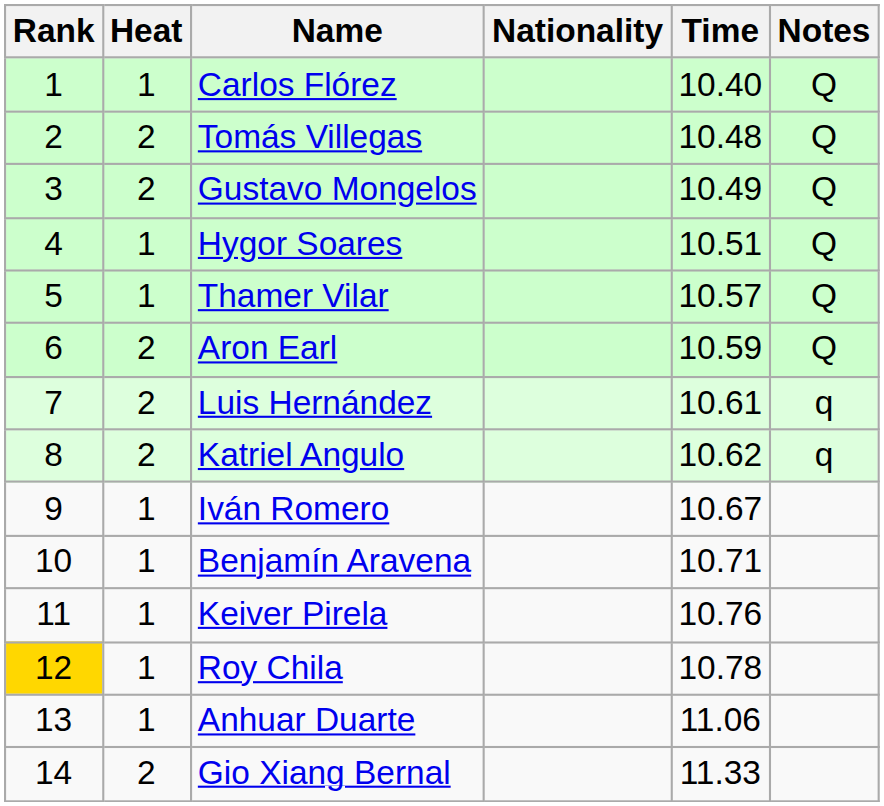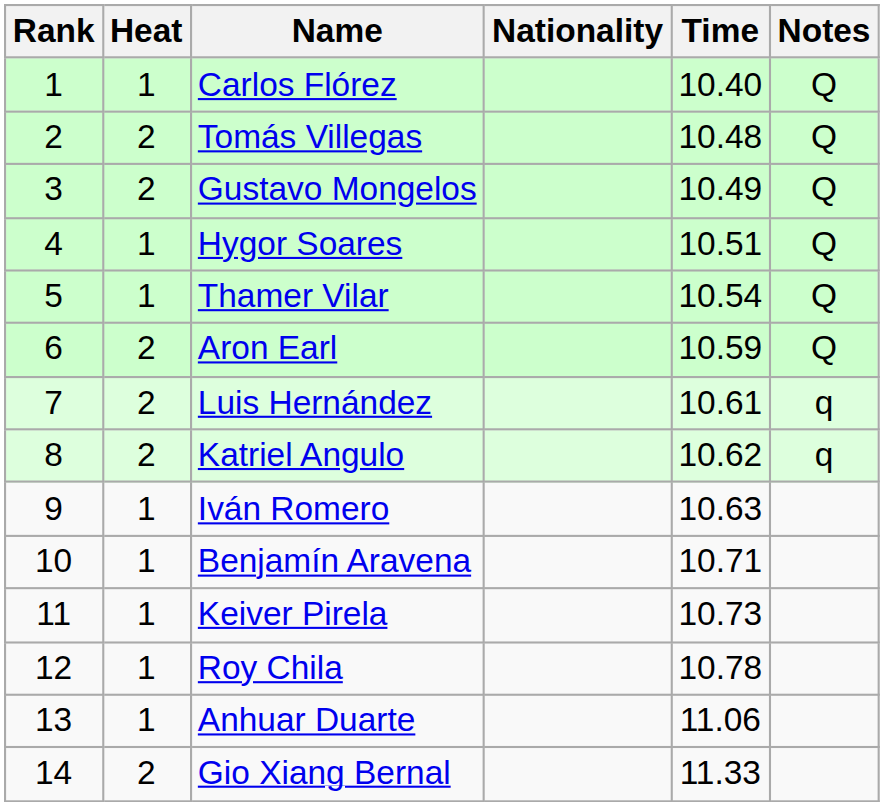(720, 296) 10.57 -> (720, 296) 10.54
(720, 508) 10.67 -> (720, 508) 10.63
(720, 614) 10.76 -> (720, 614) 10.73
(54, 667) gold background -> (54, 667) no background
